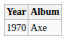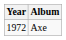(16, 27) 1970 -> (16, 27) 1972
